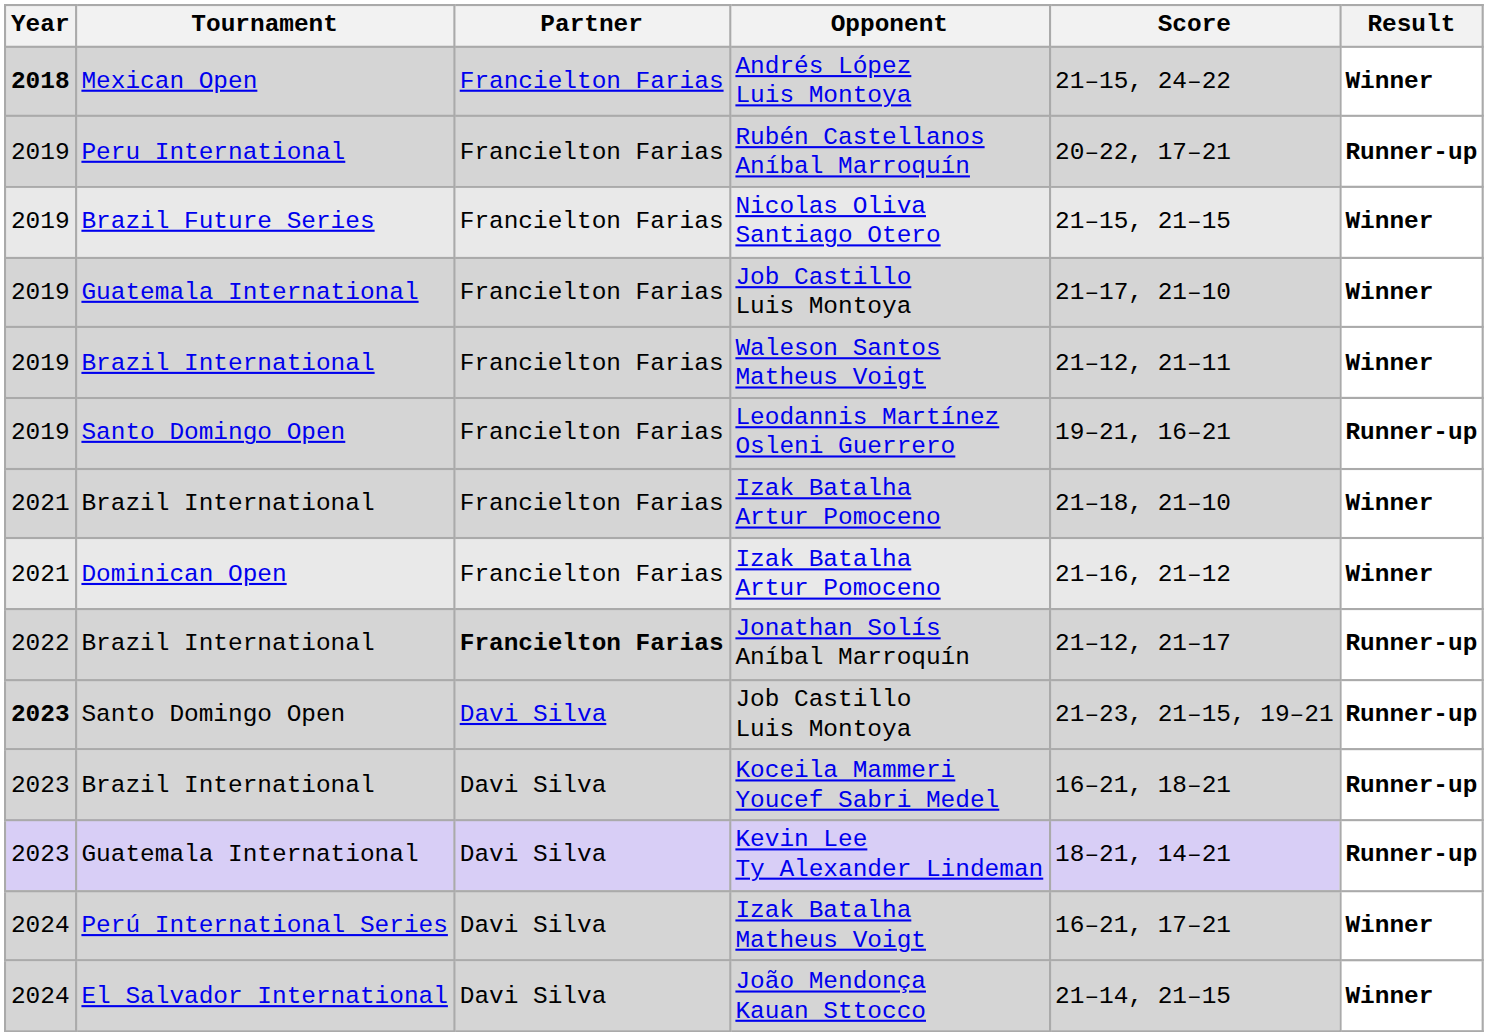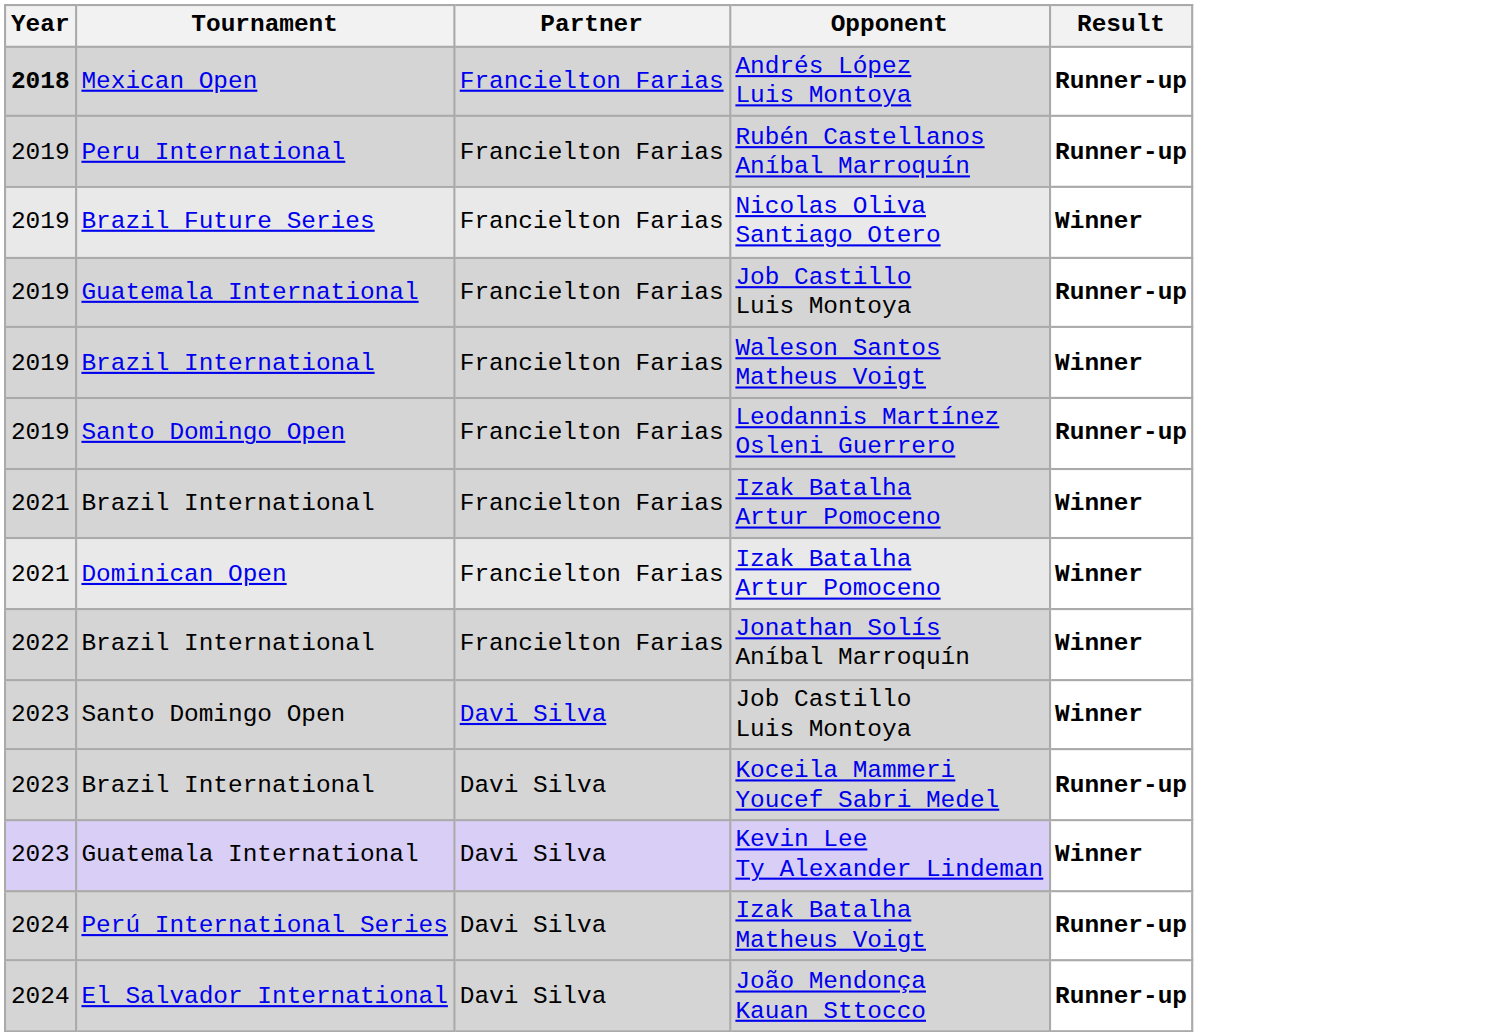- column: (1194, 25)
(1389, 81) Winner -> (1121, 81) Runner-up
(1389, 292) Winner -> (1121, 292) Runner-up
(592, 644) bold -> (592, 644) normal
(1411, 644) Runner-up -> (1099, 644) Winner
(40, 714) bold -> (40, 714) normal
(1411, 714) Runner-up -> (1099, 714) Winner
(1411, 855) Runner-up -> (1099, 855) Winner
(1389, 925) Winner -> (1121, 925) Runner-up
(1389, 995) Winner -> (1121, 995) Runner-up
